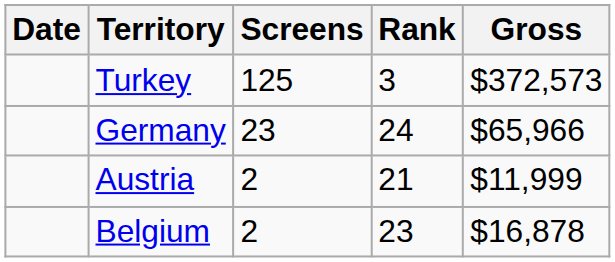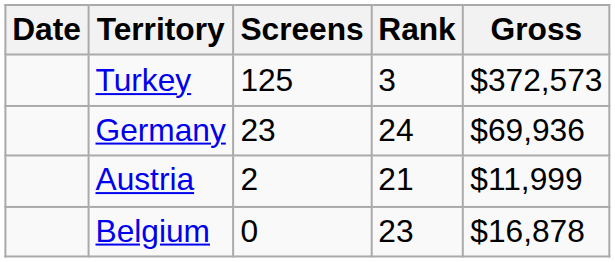(528, 130) $65,966 -> (528, 130) $69,936
(249, 230) 2 -> (249, 230) 0
